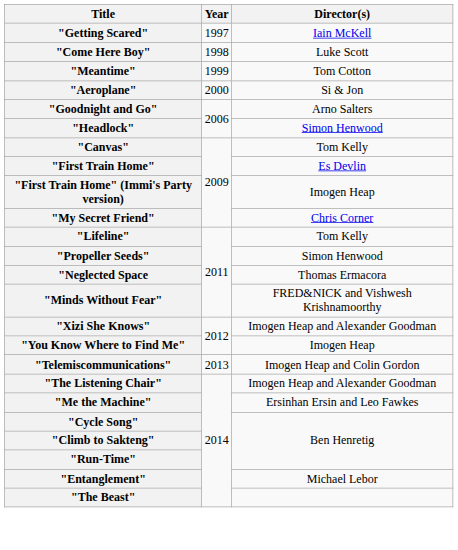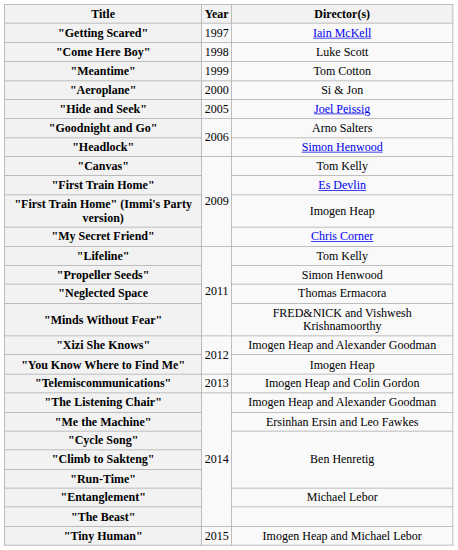+ row: (103, 109)
+ row: (103, 535)
